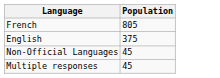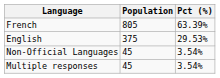+ column: (195, 11)
